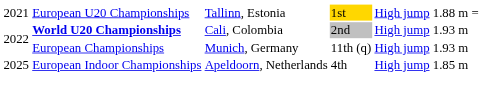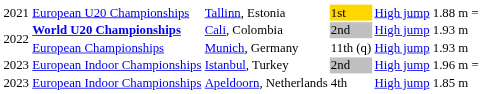+ row: (247, 65)
(16, 65) 2025 -> (16, 83) 2023
